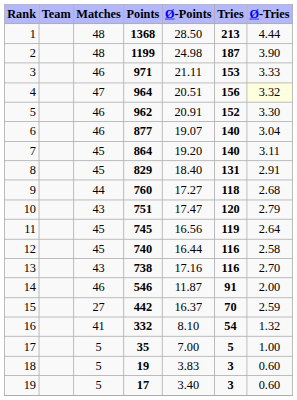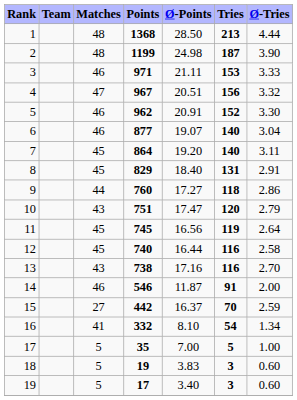(143, 92) 964 -> (143, 92) 967
(269, 92) lightyellow background -> (269, 92) no background
(269, 190) 2.68 -> (269, 190) 2.86
(269, 326) 1.32 -> (269, 326) 1.34
